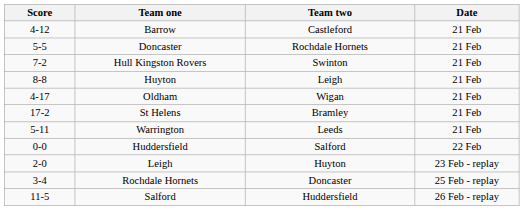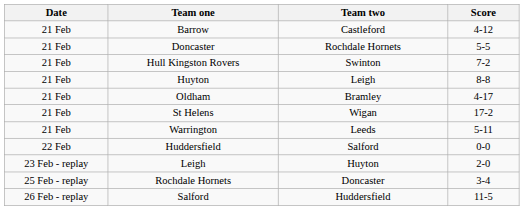columns swapped: (467, 12) <-> (40, 12)
(330, 96) Wigan -> (363, 96) Bramley
(330, 113) Bramley -> (363, 113) Wigan
